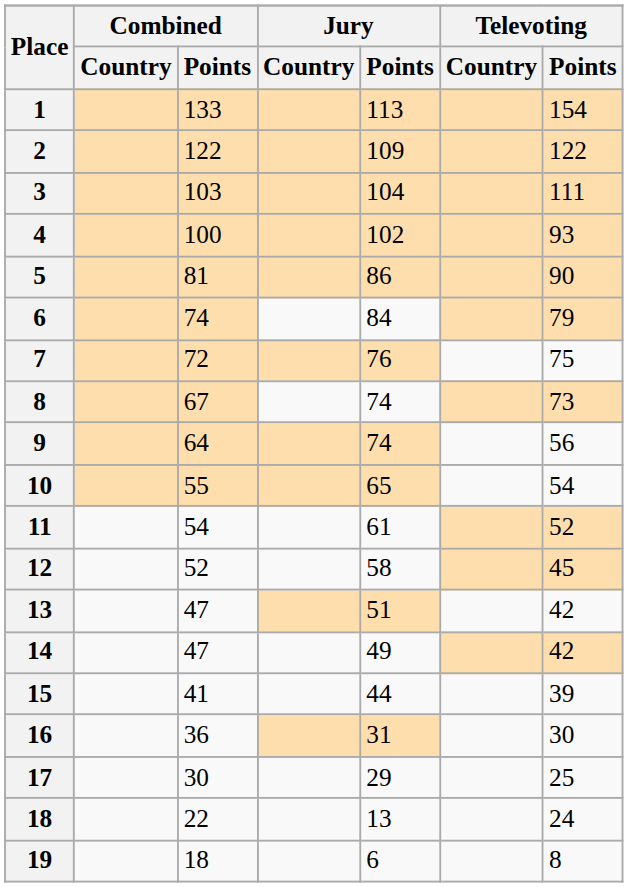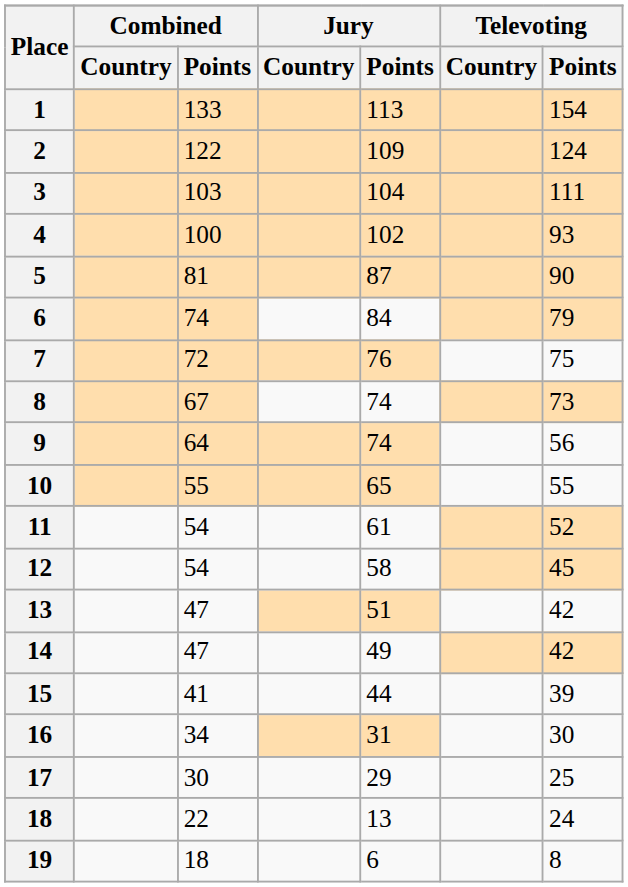(568, 151) 122 -> (568, 151) 124
(379, 276) 86 -> (379, 276) 87
(562, 485) 54 -> (562, 485) 55
(196, 568) 52 -> (196, 568) 54
(196, 735) 36 -> (196, 735) 34
